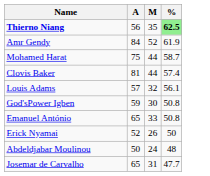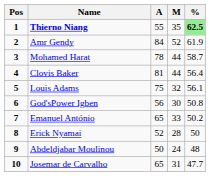+ column: (16, 12)
(136, 27) 56 -> (159, 27) 55
(136, 58) 75 -> (159, 58) 78
(172, 73) 57.4 -> (195, 73) 56.4
(136, 88) 57 -> (159, 88) 75
(136, 103) 59 -> (159, 103) 56
(172, 118) 50.8 -> (195, 118) 50.2
(153, 134) 26 -> (176, 134) 28
